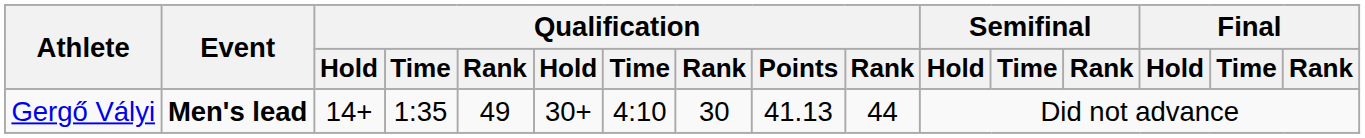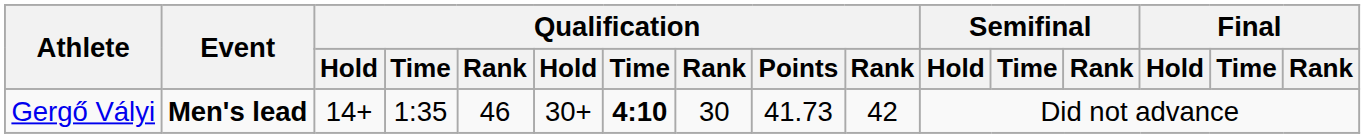(495, 112) 49 -> (495, 112) 46
(640, 112) normal -> (640, 112) bold
(798, 112) 41.13 -> (798, 112) 41.73
(882, 112) 44 -> (882, 112) 42
